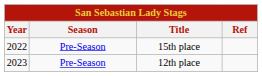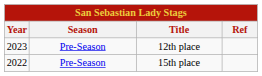rows swapped: (179, 46) <-> (179, 63)
